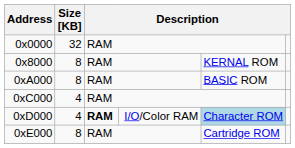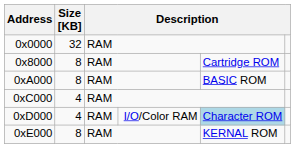(241, 62) KERNAL ROM -> (241, 62) Cartridge ROM
(101, 116) bold -> (101, 116) normal
(242, 134) Cartridge ROM -> (240, 134) KERNAL ROM
